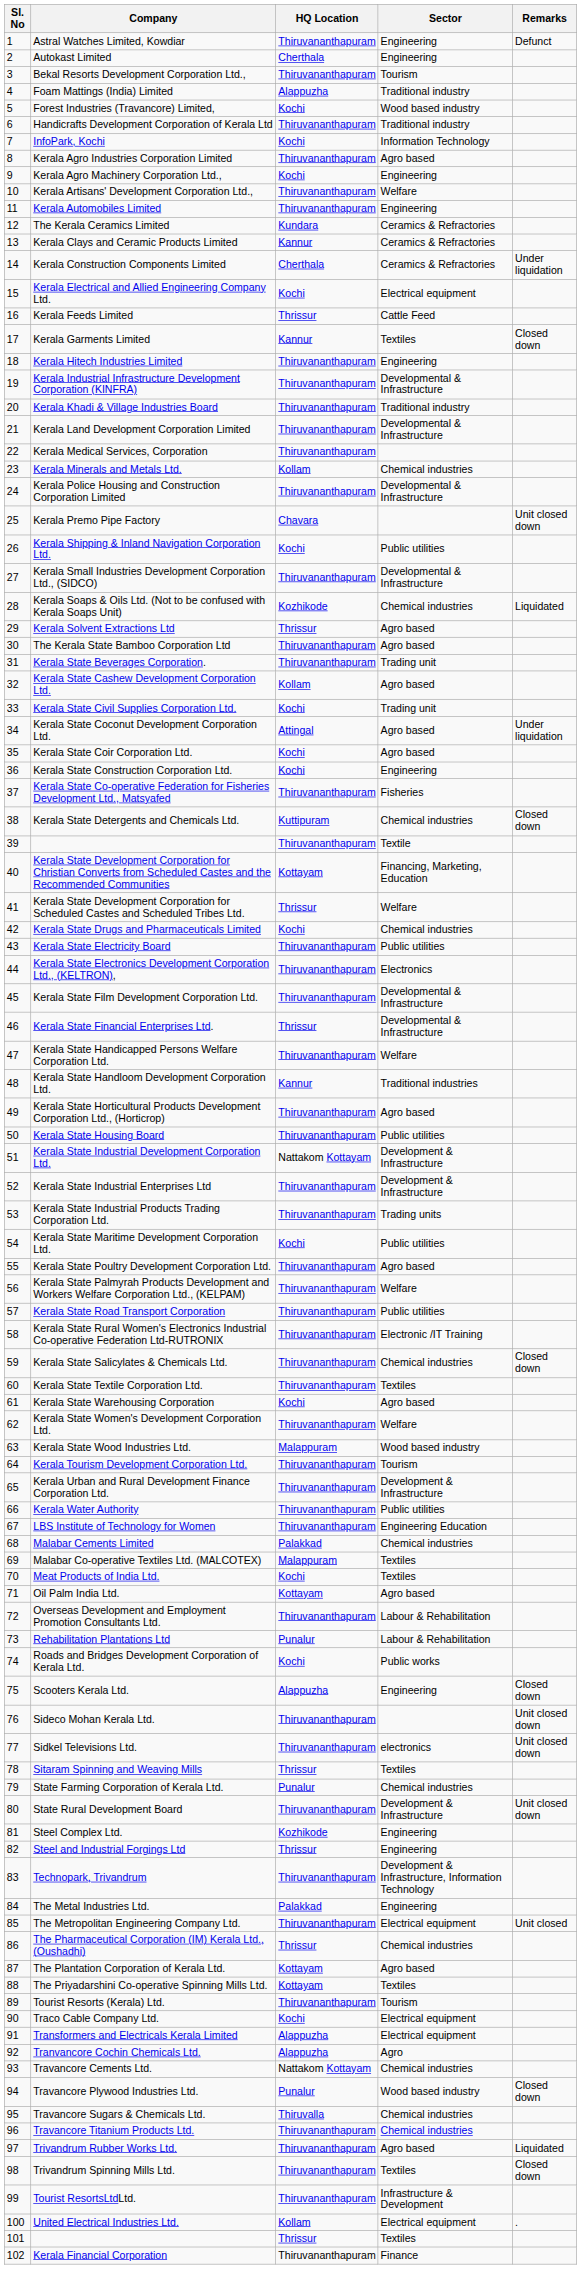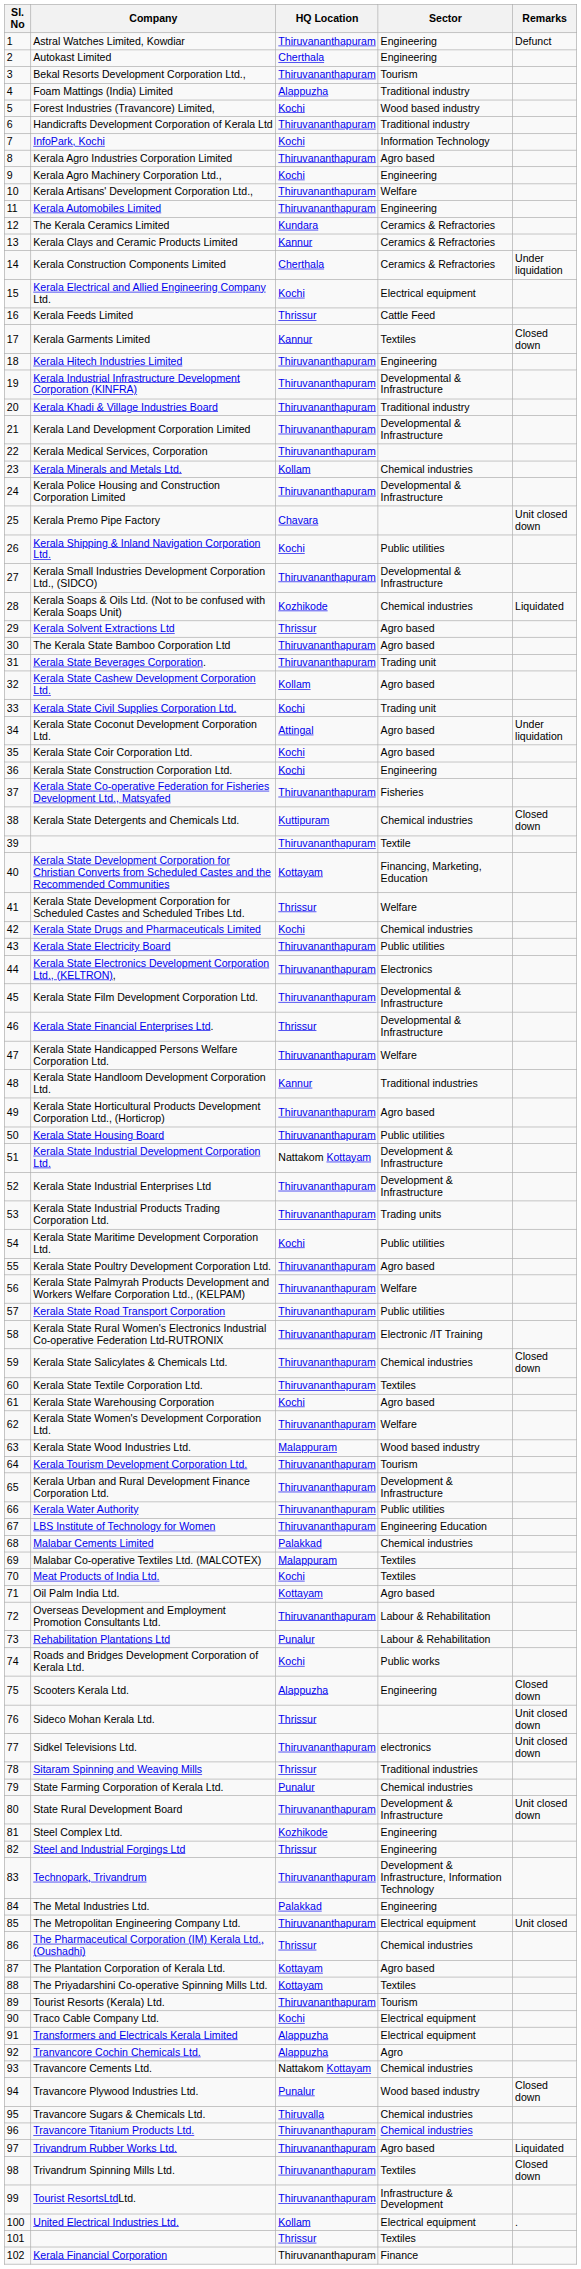(327, 1719) Thiruvananthapuram -> (297, 1719) Thrissur
(398, 1770) Textiles -> (429, 1770) Traditional industries
